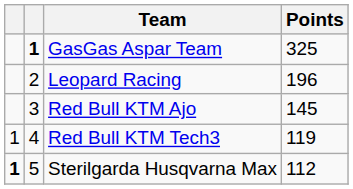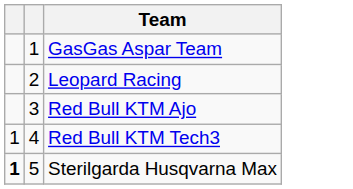- column: (315, 19)
(34, 49) bold -> (34, 49) normal
